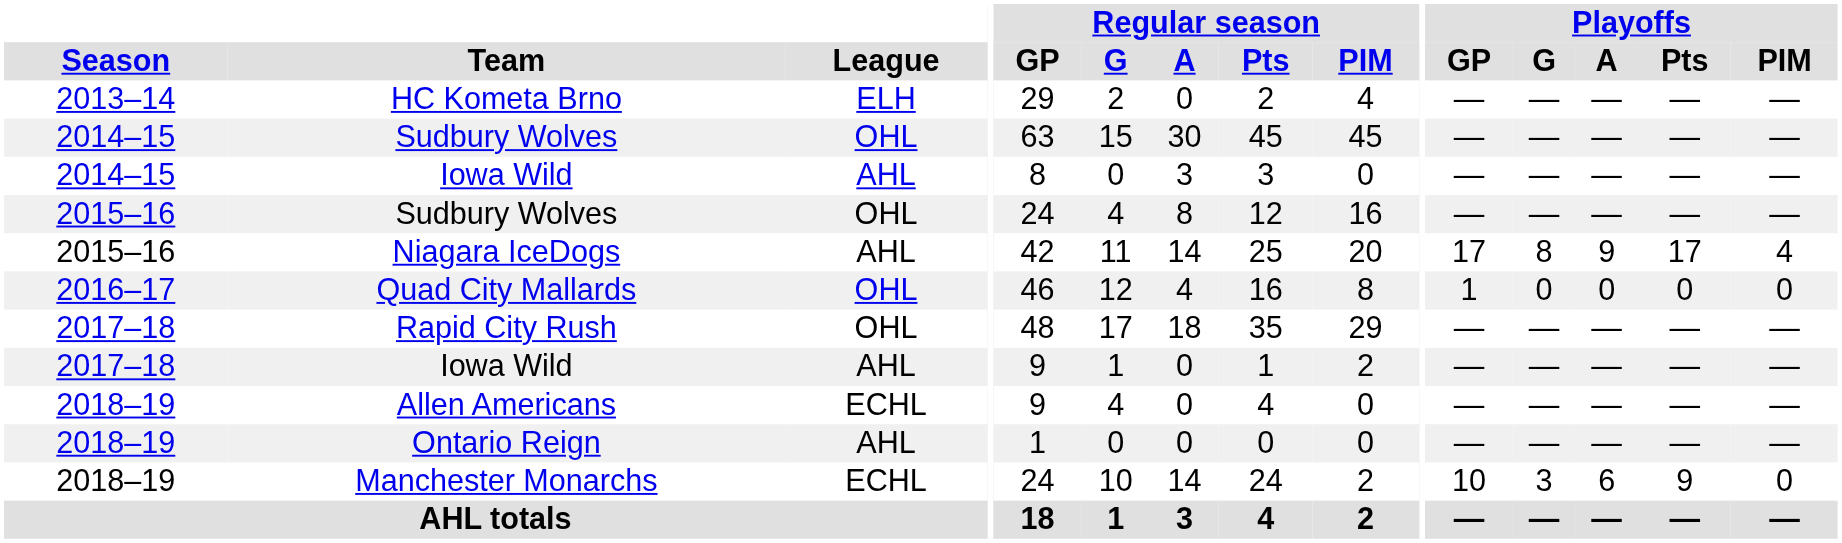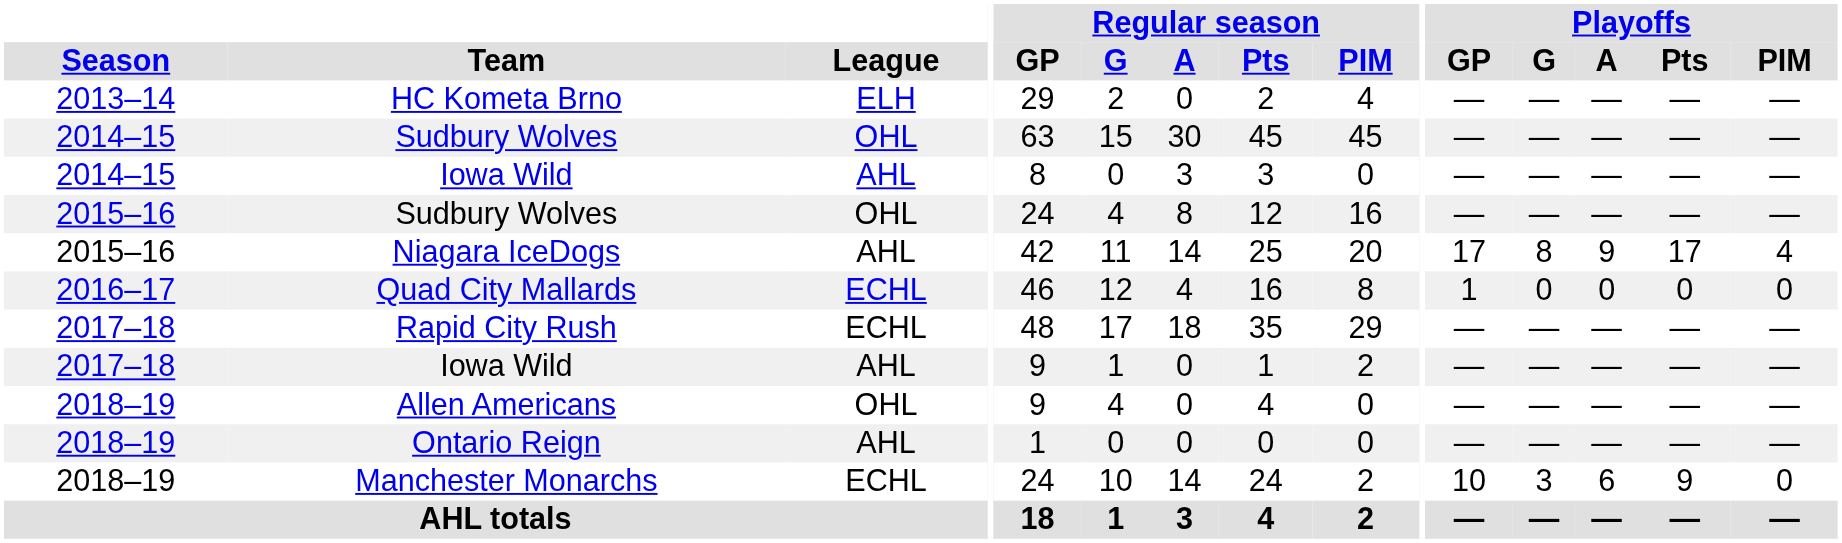(886, 290) OHL -> (886, 290) ECHL
(886, 328) OHL -> (886, 328) ECHL
(886, 404) ECHL -> (886, 404) OHL
